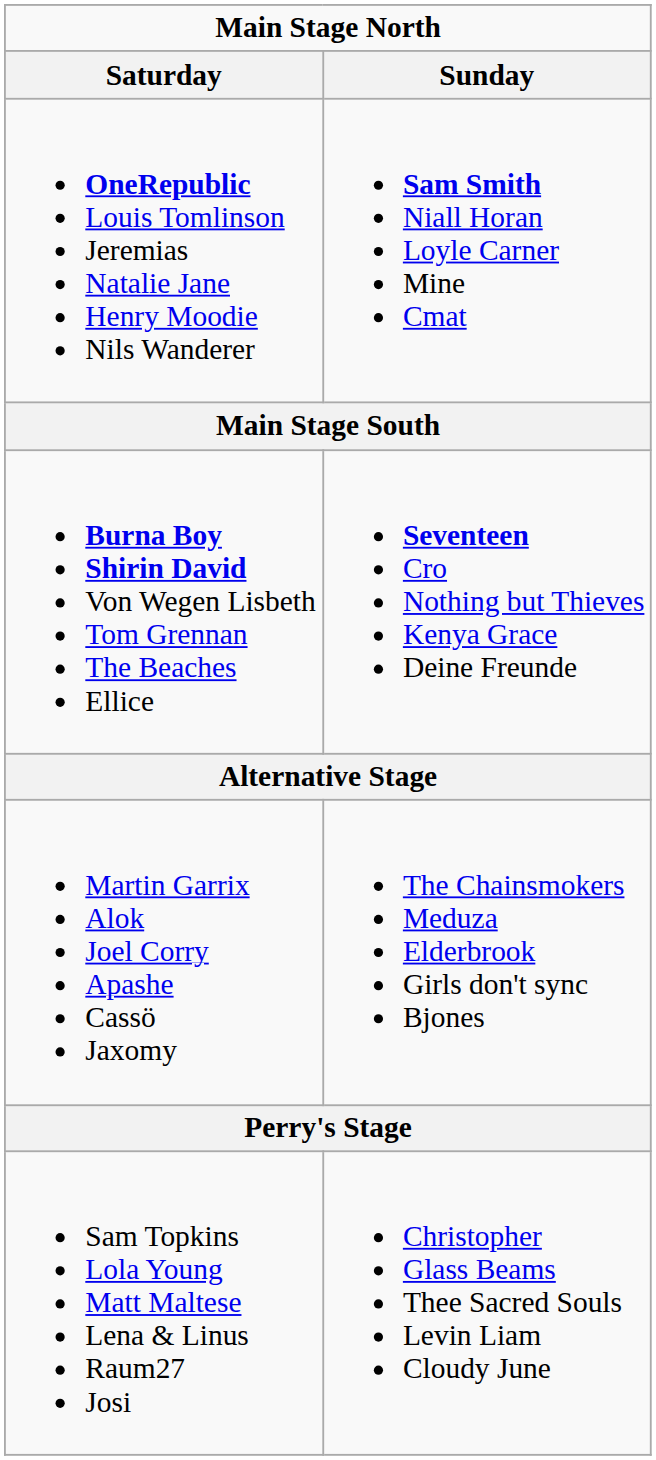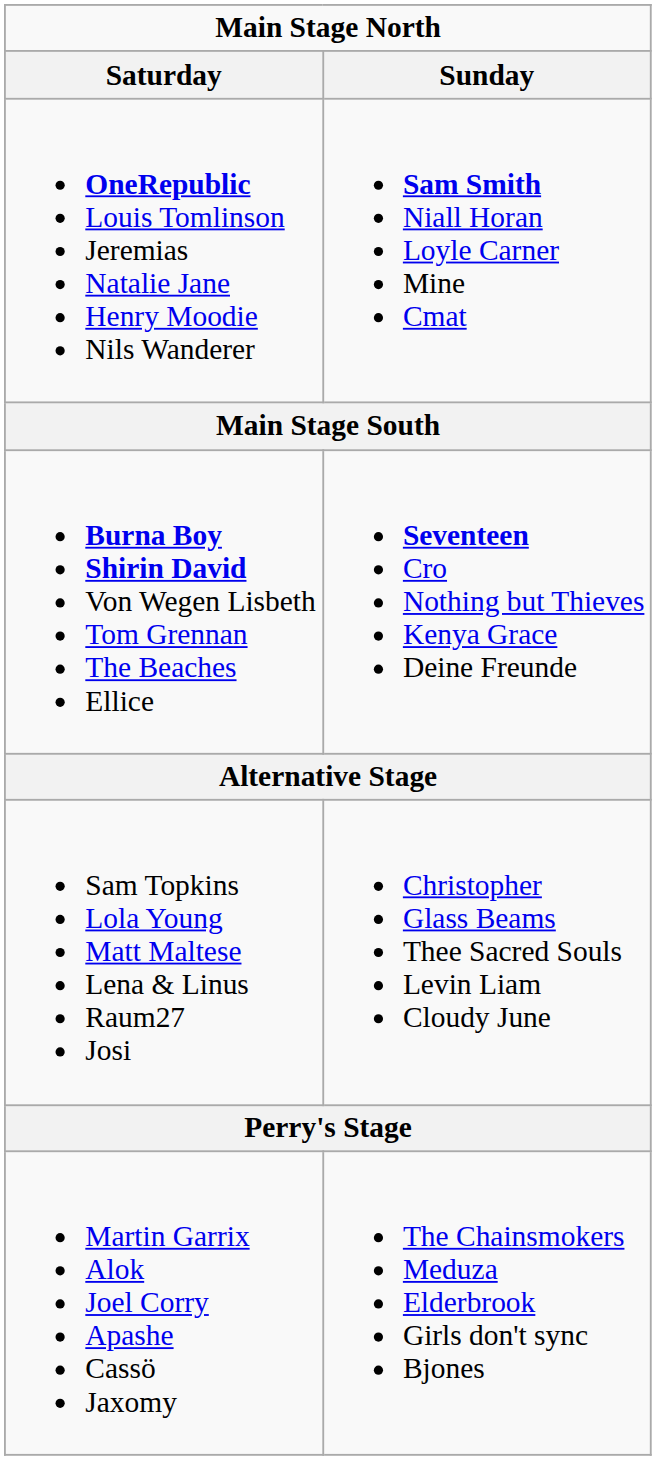rows swapped: (164, 1320) <-> (164, 969)
